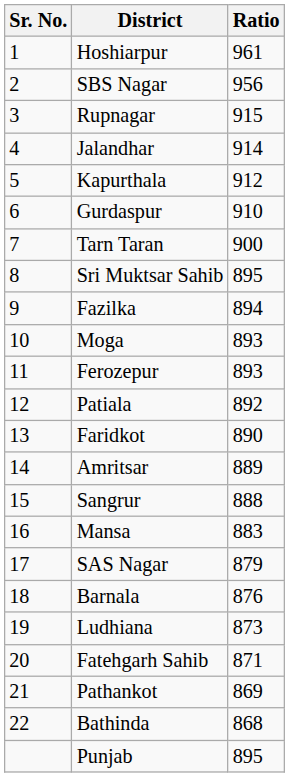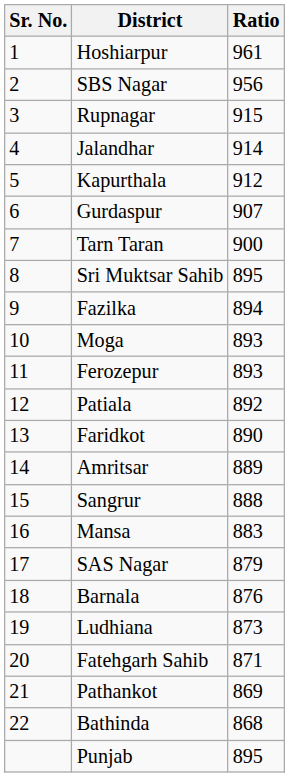(248, 212) 910 -> (248, 212) 907
